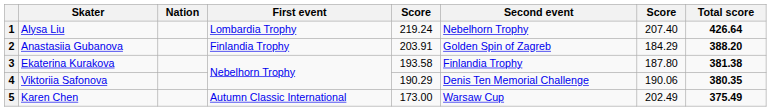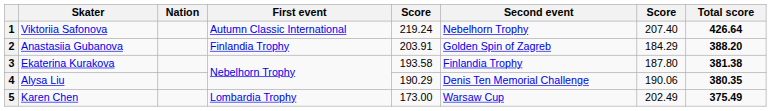(43, 30) Alysa Liu -> (64, 30) Viktoriia Safonova
(253, 30) Lombardia Trophy -> (278, 30) Autumn Classic International
(64, 81) Viktoriia Safonova -> (43, 81) Alysa Liu
(278, 98) Autumn Classic International -> (253, 98) Lombardia Trophy
